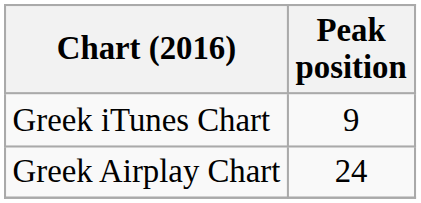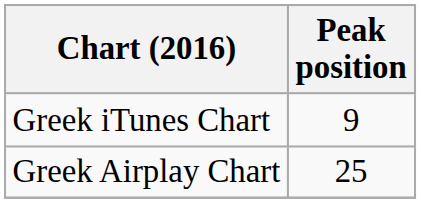(351, 171) 24 -> (351, 171) 25
